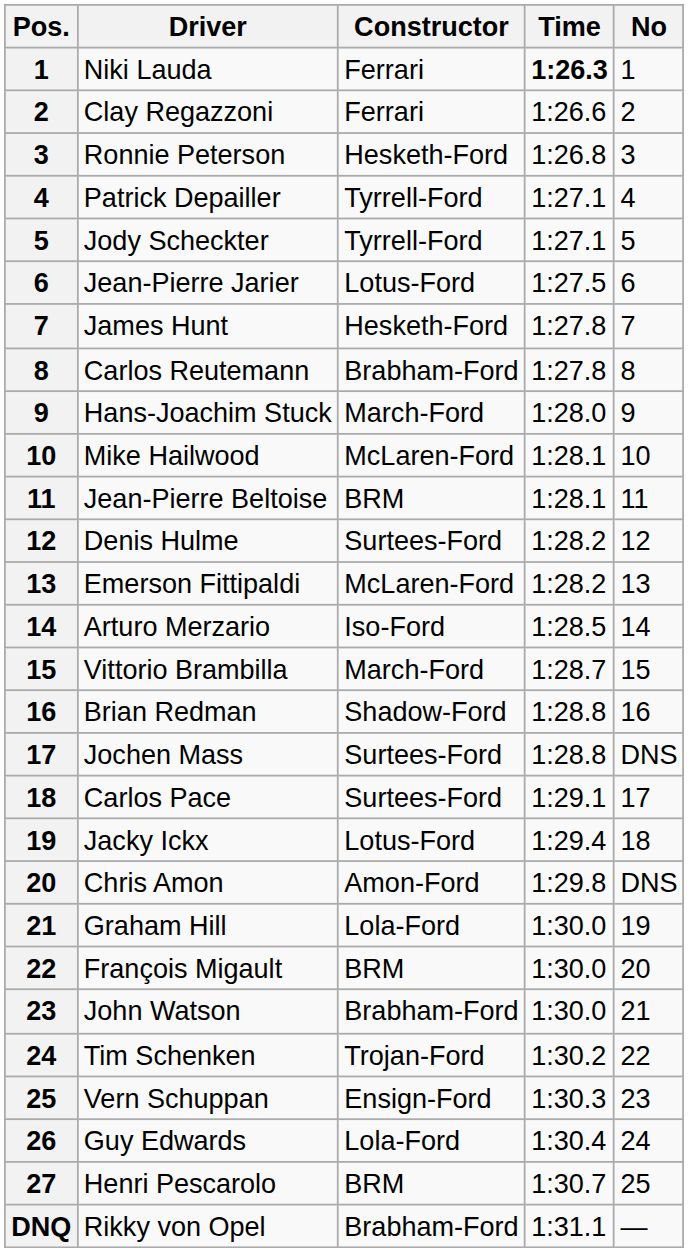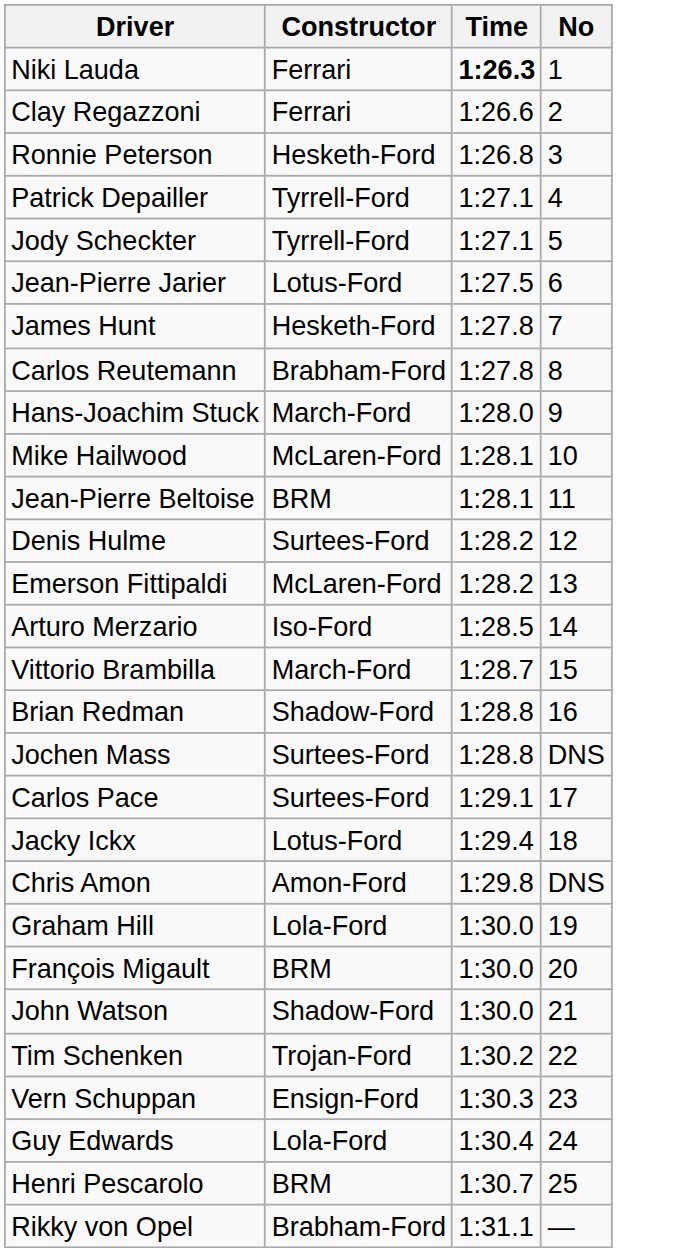- column: (41, 26)
(431, 1012) Brabham-Ford -> (353, 1012) Shadow-Ford
